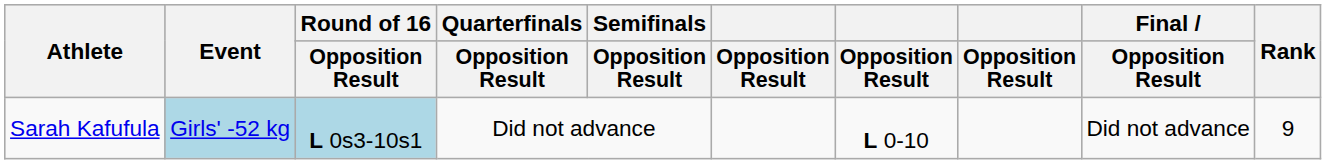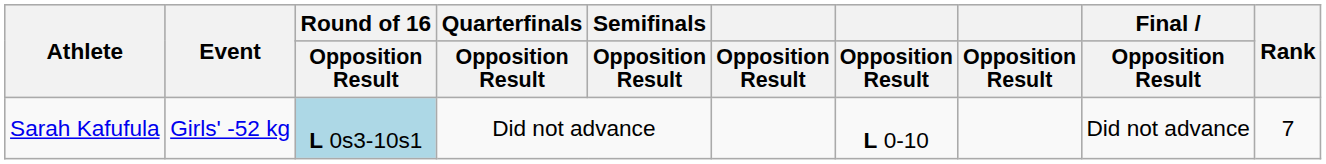(230, 129) lightblue background -> (230, 129) no background
(1288, 129) 9 -> (1288, 129) 7
